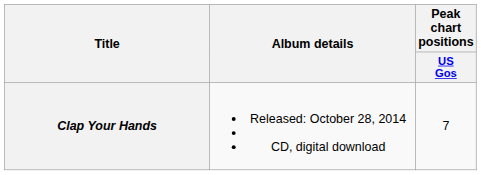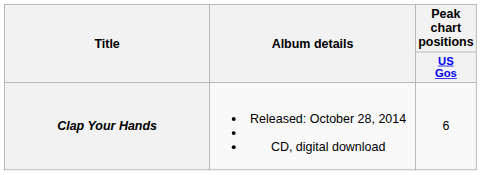(446, 126) 7 -> (446, 126) 6
